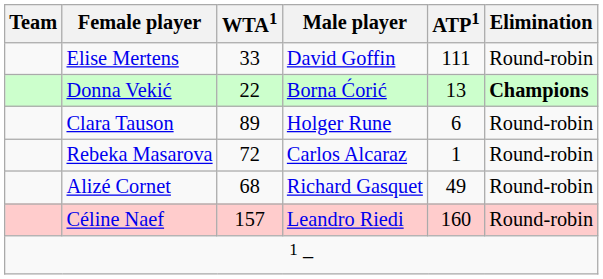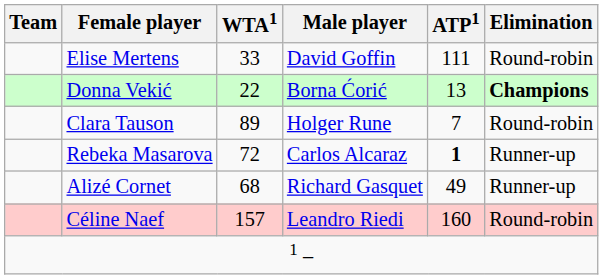(456, 122) 6 -> (456, 122) 7
(456, 155) normal -> (456, 155) bold
(541, 155) Round-robin -> (532, 155) Runner-up
(541, 187) Round-robin -> (532, 187) Runner-up
